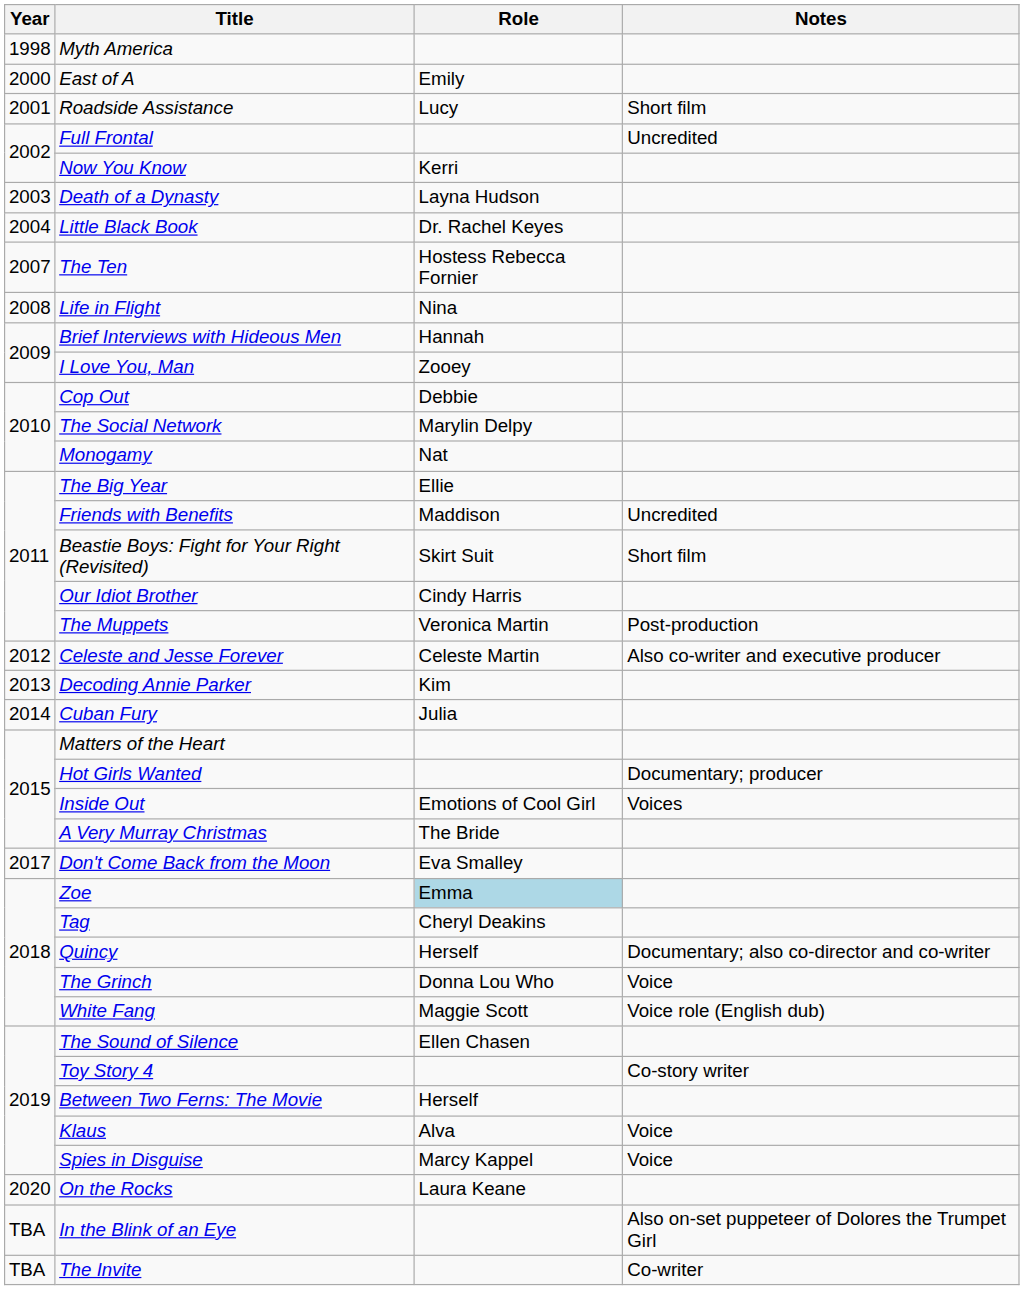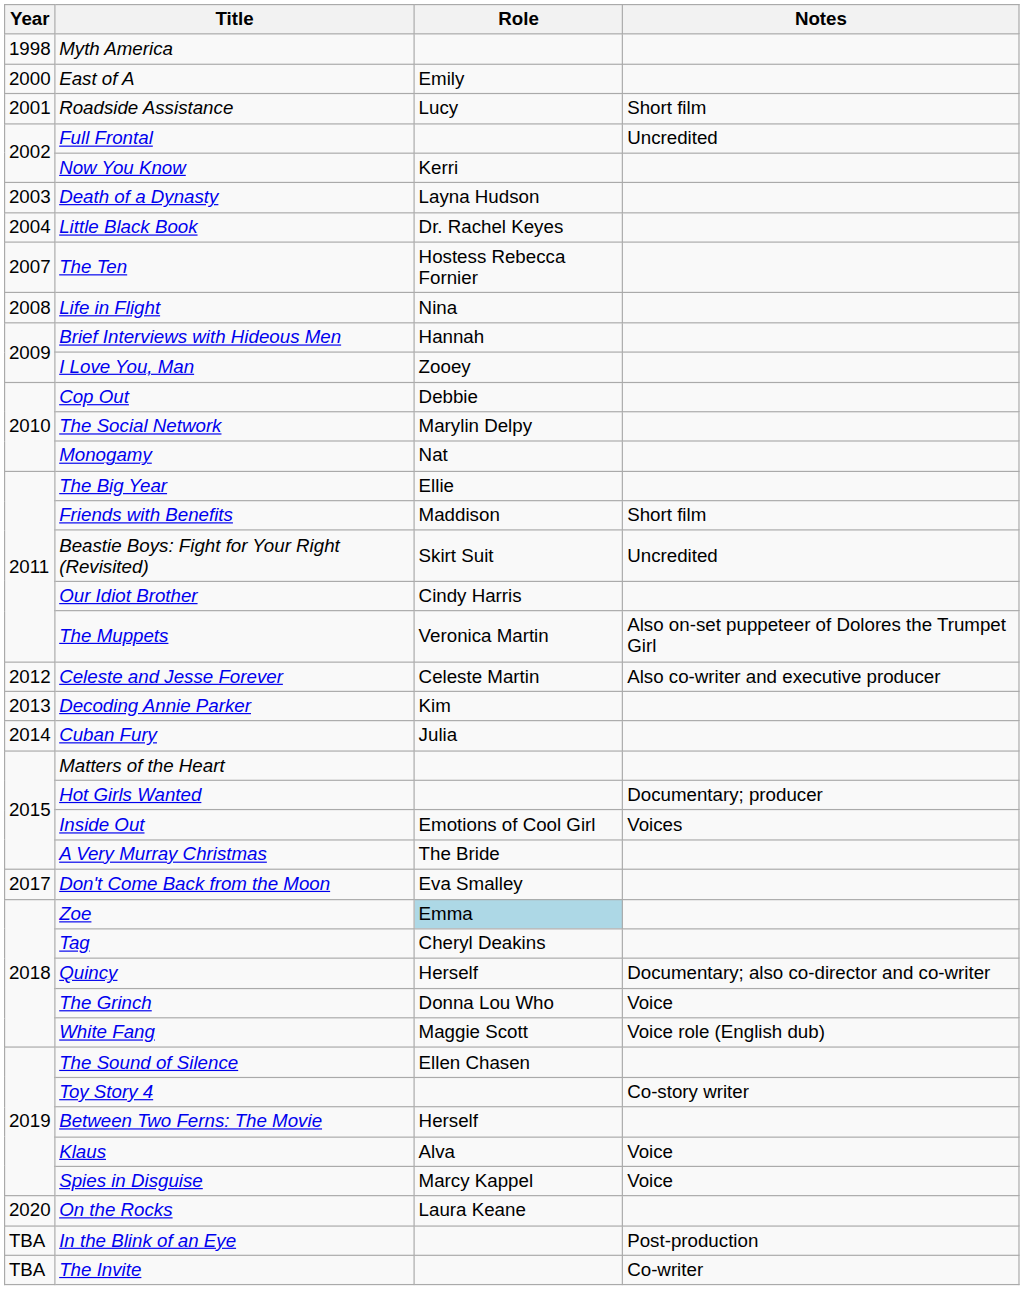(672, 515) Uncredited -> (667, 515) Short film
(667, 555) Short film -> (672, 555) Uncredited
(693, 625) Post-production -> (817, 636) Also on-set puppeteer of Dolores the Trumpet Girl
(817, 1229) Also on-set puppeteer of Dolores the Trumpet Girl -> (693, 1240) Post-production
